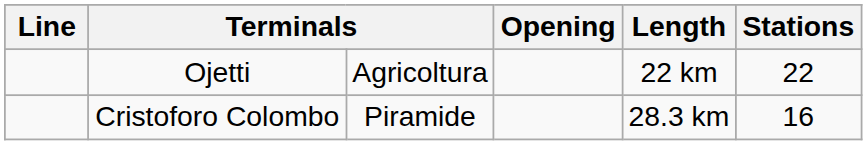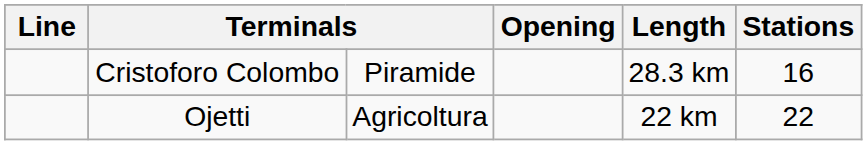rows swapped: (217, 71) <-> (217, 116)
